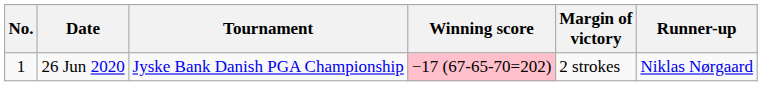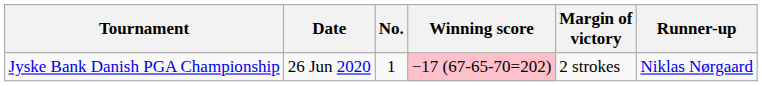columns swapped: (21, 28) <-> (268, 28)
